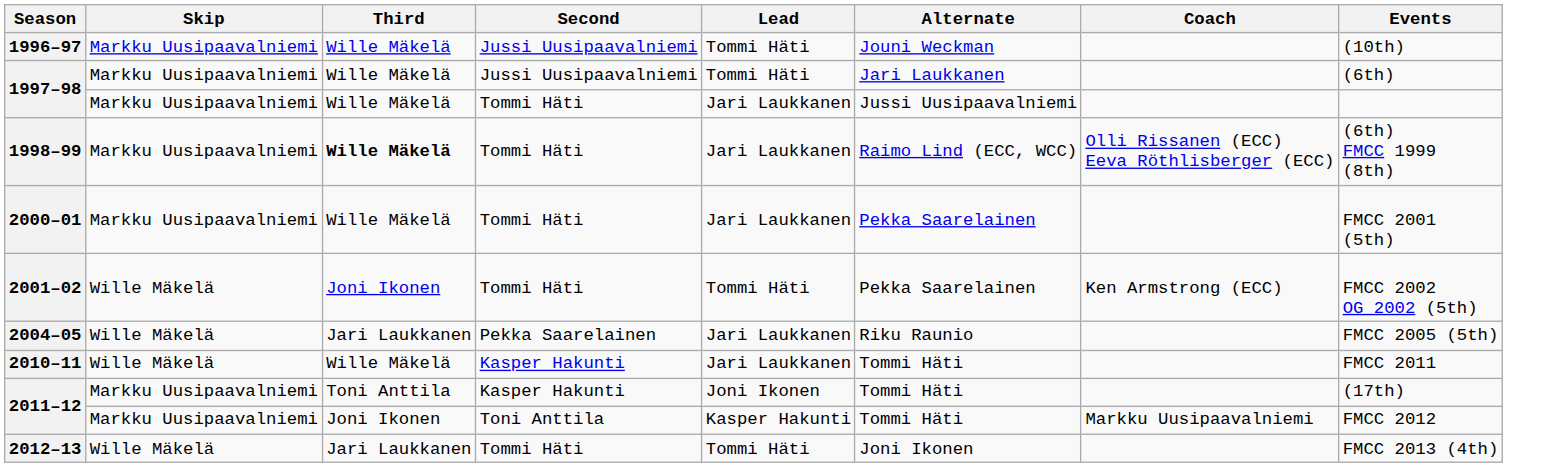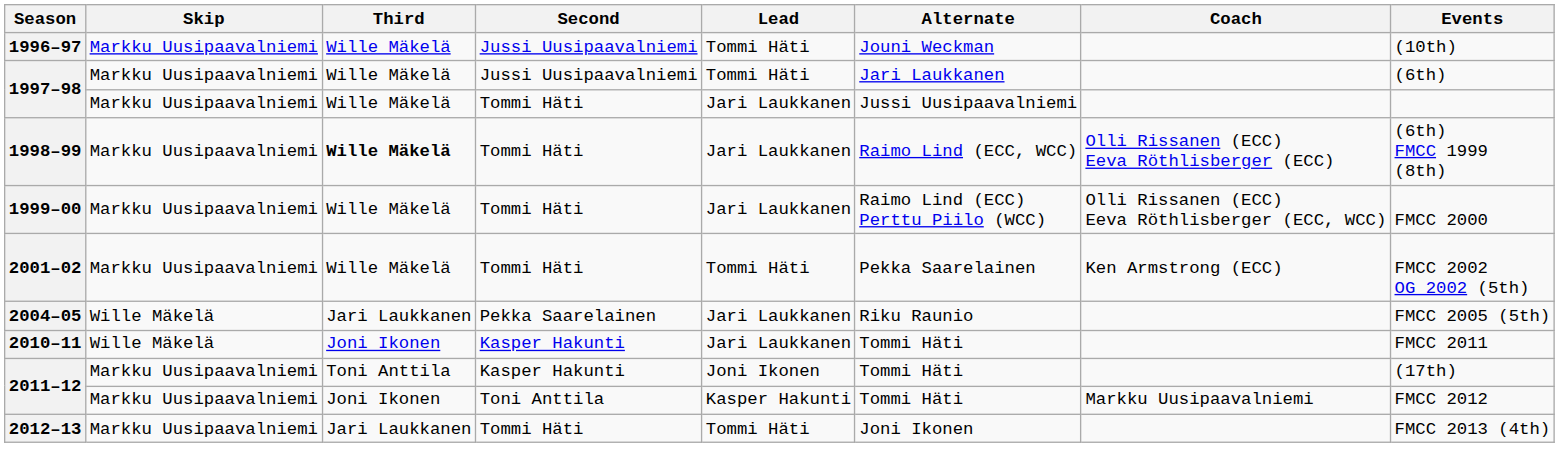+ row: (45, 210)
- row: (45, 220)
(152, 288) Wille Mäkelä -> (204, 268) Markku Uusipaavalniemi
(383, 288) Joni Ikonen -> (388, 268) Wille Mäkelä
(388, 364) Wille Mäkelä -> (383, 344) Joni Ikonen
(152, 448) Wille Mäkelä -> (204, 428) Markku Uusipaavalniemi
